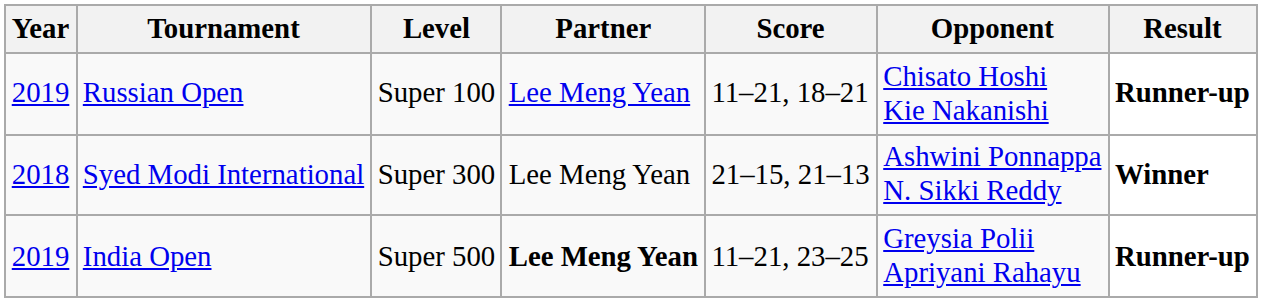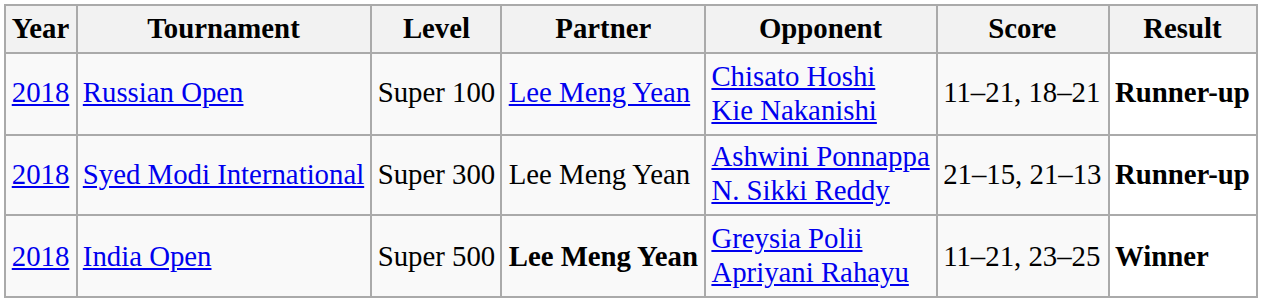columns swapped: (992, 28) <-> (791, 28)
(41, 93) 2019 -> (41, 93) 2018
(1162, 174) Winner -> (1182, 174) Runner-up
(41, 256) 2019 -> (41, 256) 2018
(1182, 256) Runner-up -> (1162, 256) Winner
